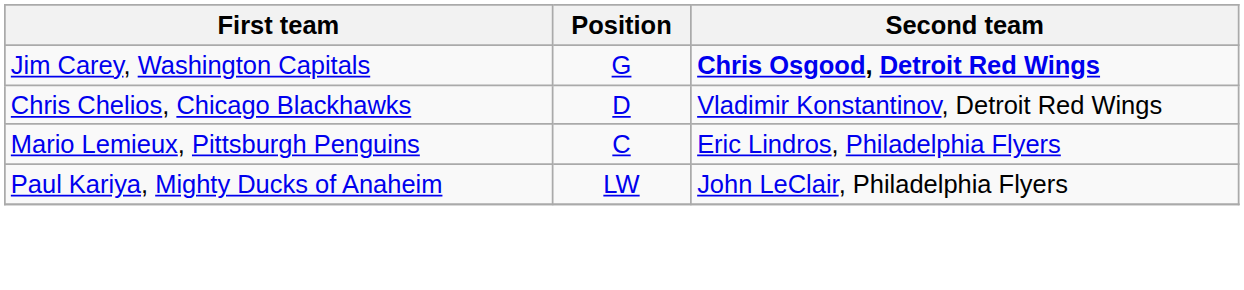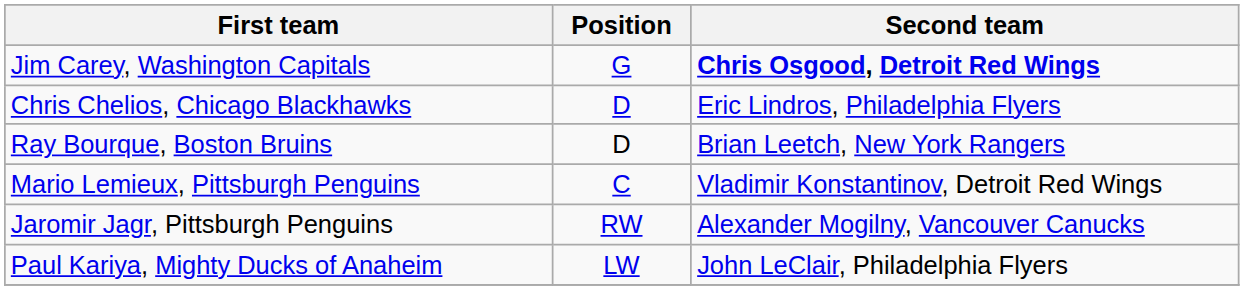(930, 104) Vladimir Konstantinov, Detroit Red Wings -> (879, 104) Eric Lindros, Philadelphia Flyers
+ row: (171, 144)
(879, 144) Eric Lindros, Philadelphia Flyers -> (930, 184) Vladimir Konstantinov, Detroit Red Wings
+ row: (202, 224)
